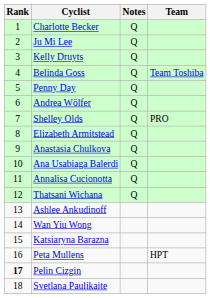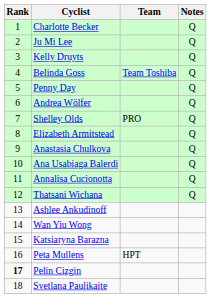columns swapped: (177, 12) <-> (134, 12)
